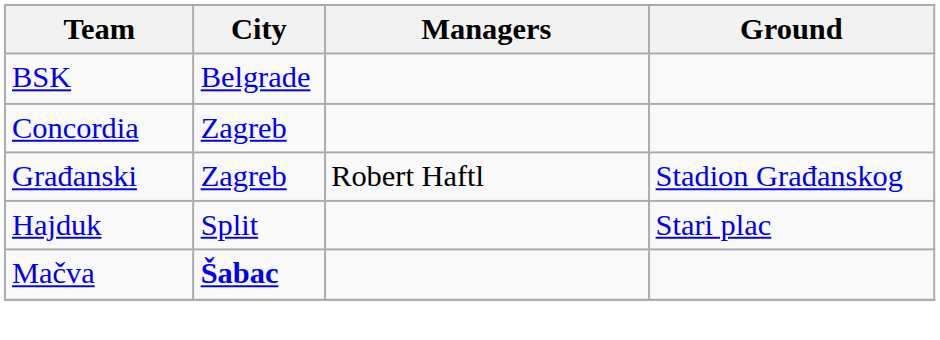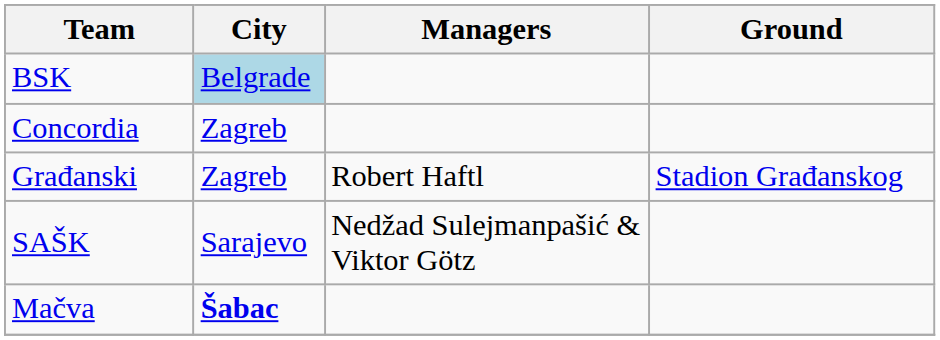(256, 77) no background -> (256, 77) lightblue background
- row: (57, 224)
+ row: (51, 242)
